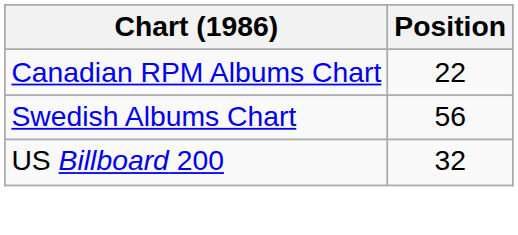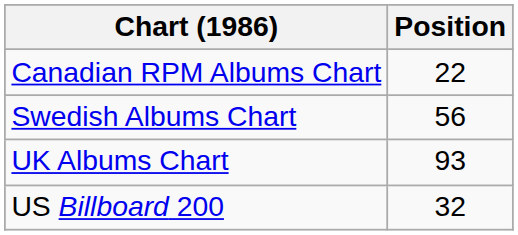+ row: (120, 161)
